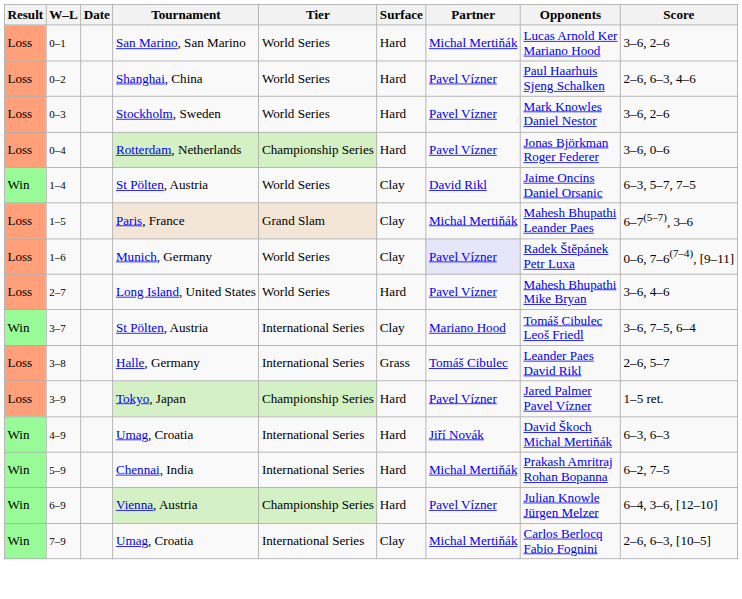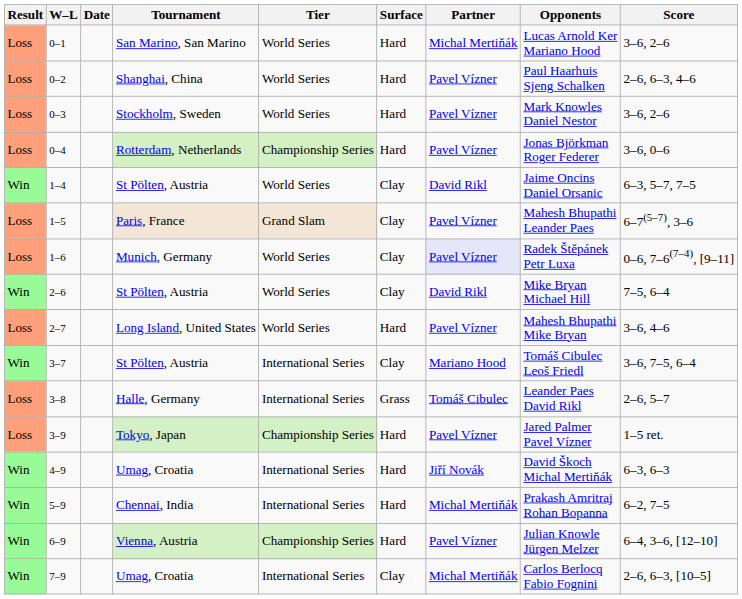(473, 220) Michal Mertiňák -> (463, 220) Pavel Vízner
+ row: (57, 292)
